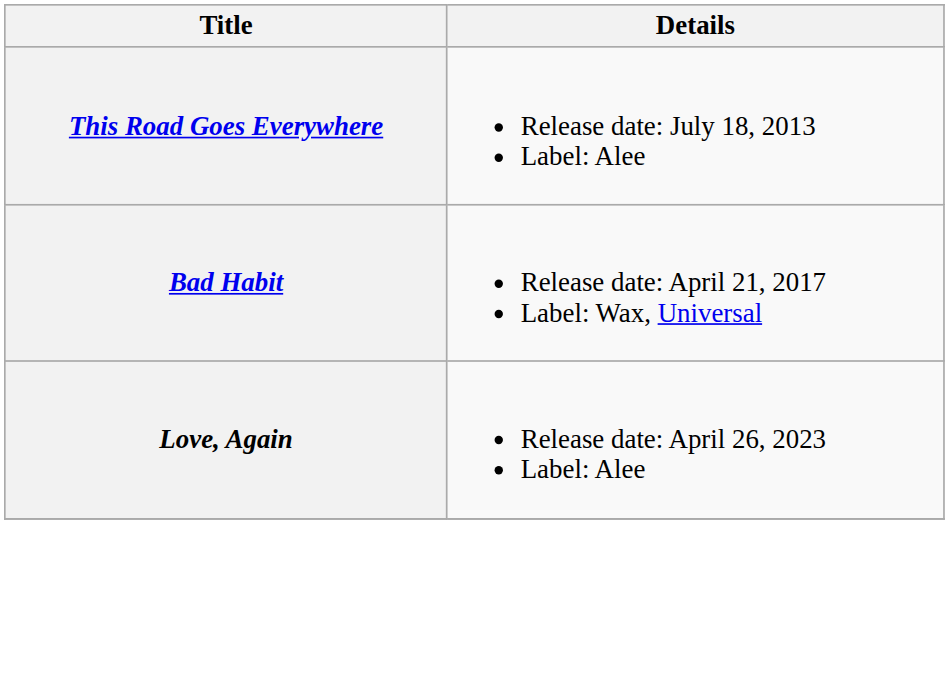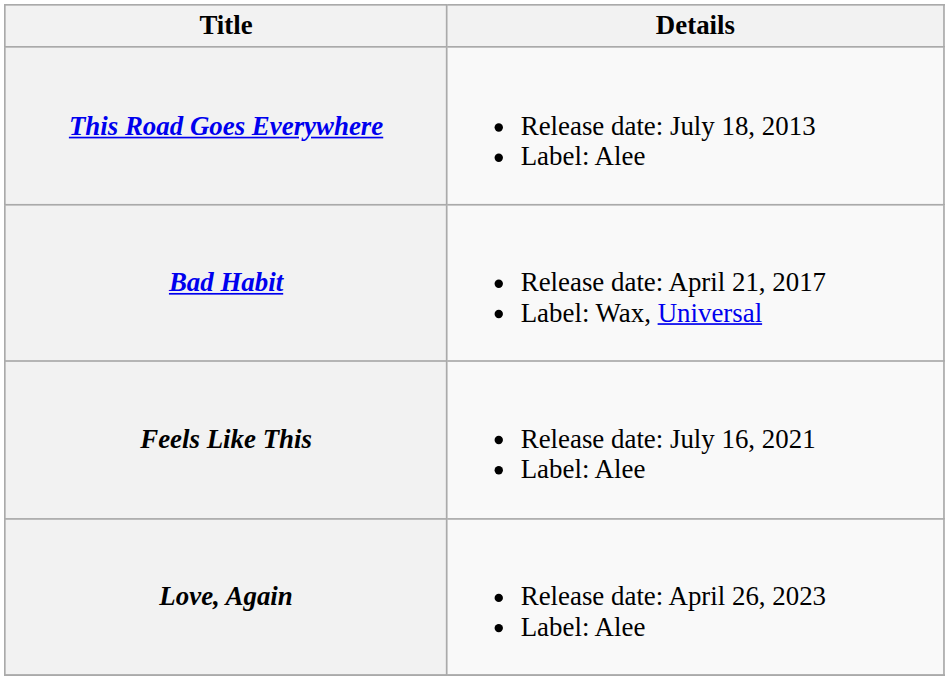+ row: (226, 439)
